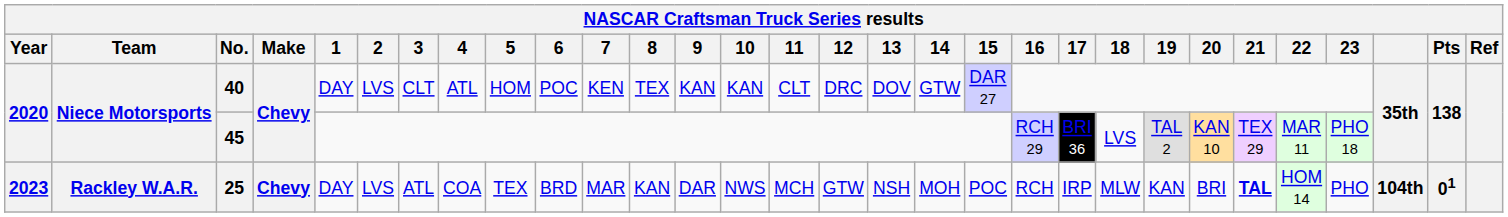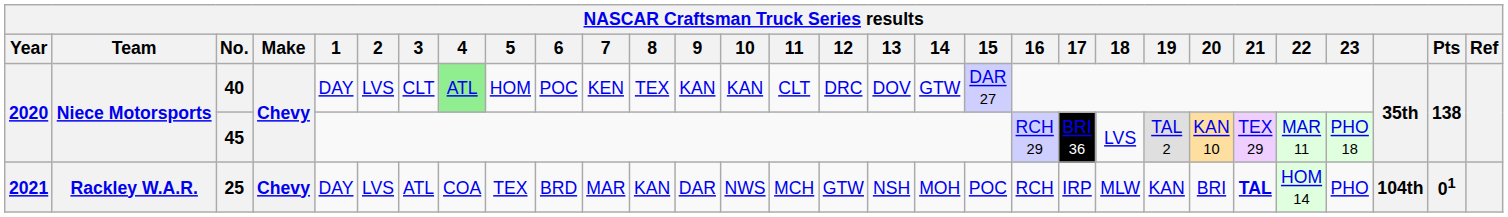(462, 88) no background -> (462, 88) lightgreen background
(29, 187) 2023 -> (29, 187) 2021
